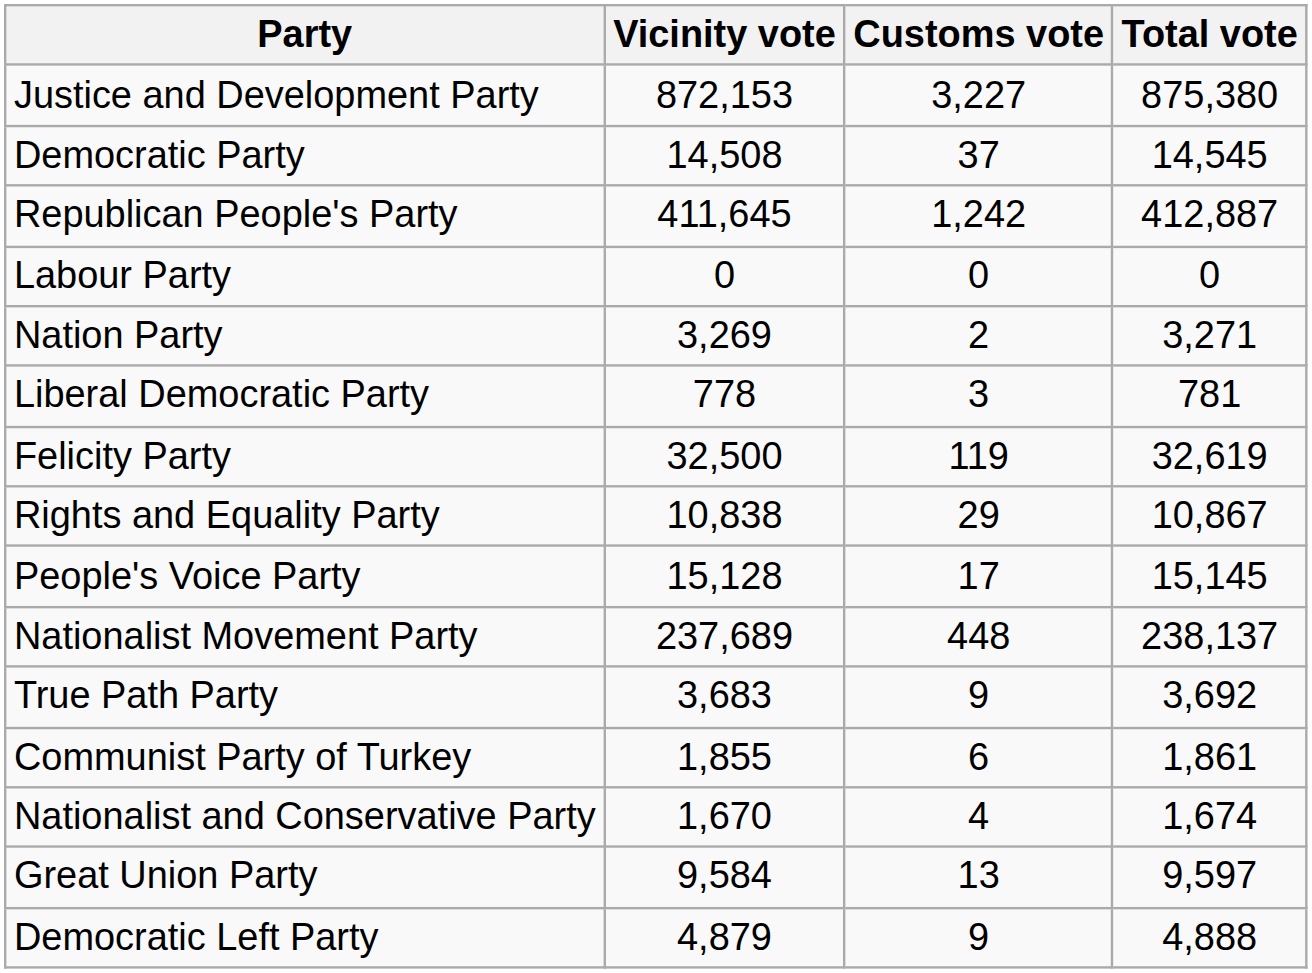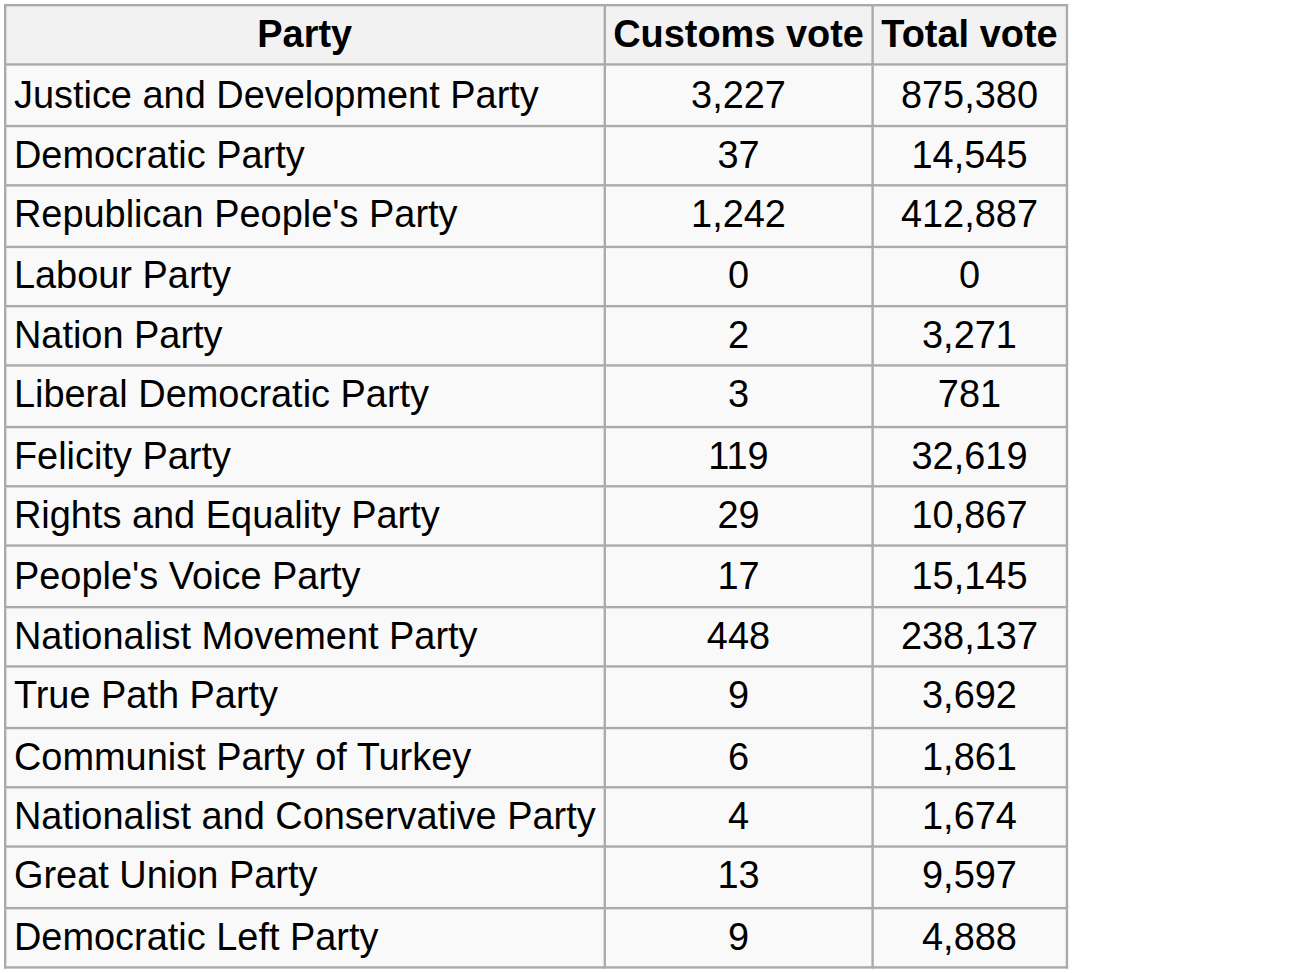- column: (724, 34)
